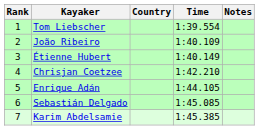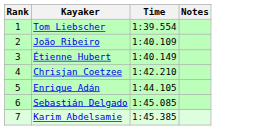- column: (151, 12)
